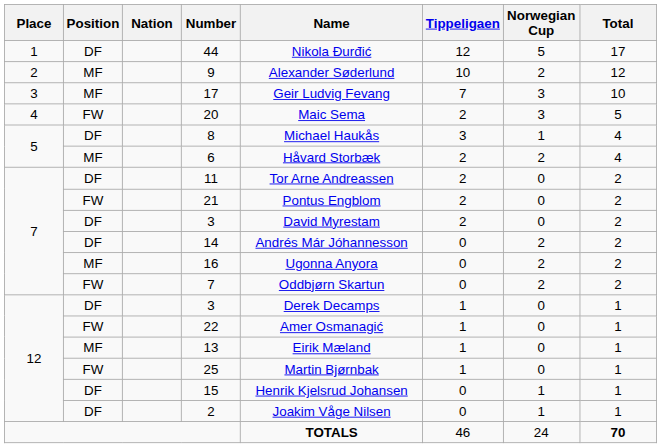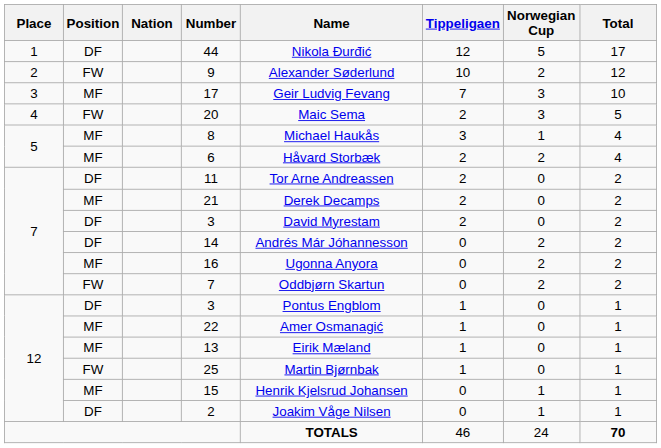(93, 73) MF -> (93, 73) FW
(93, 136) DF -> (93, 136) MF
(93, 200) FW -> (93, 200) MF
(332, 200) Pontus Engblom -> (332, 200) Derek Decamps
(332, 305) Derek Decamps -> (332, 305) Pontus Engblom
(93, 327) FW -> (93, 327) MF
(93, 390) DF -> (93, 390) MF
